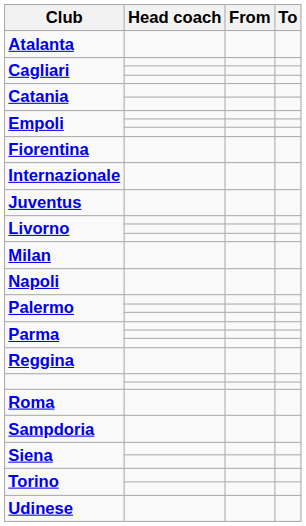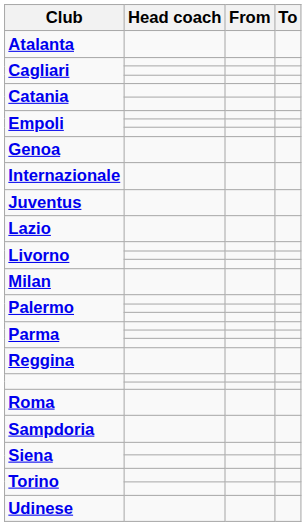- row: (49, 149)
+ row: (34, 149)
+ row: (30, 228)
- row: (34, 281)
